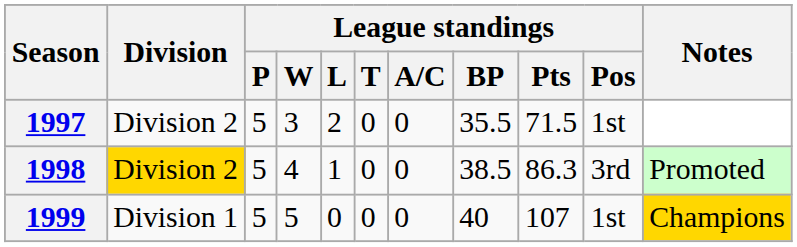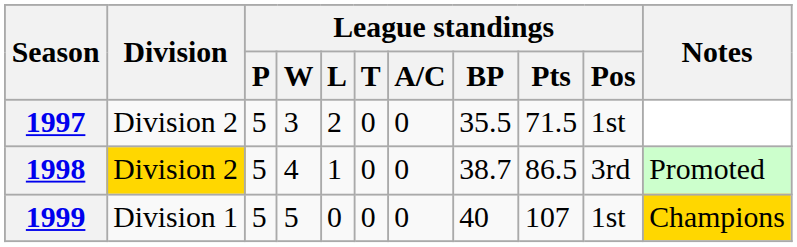(485, 169) 38.5 -> (485, 169) 38.7
(551, 169) 86.3 -> (551, 169) 86.5
